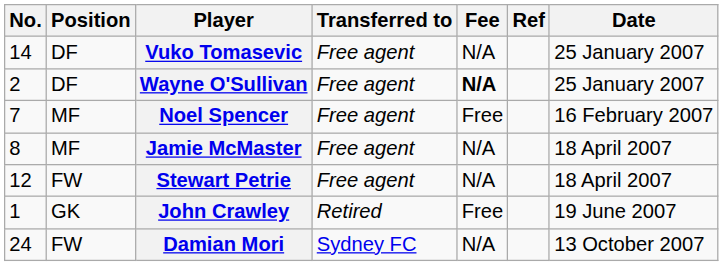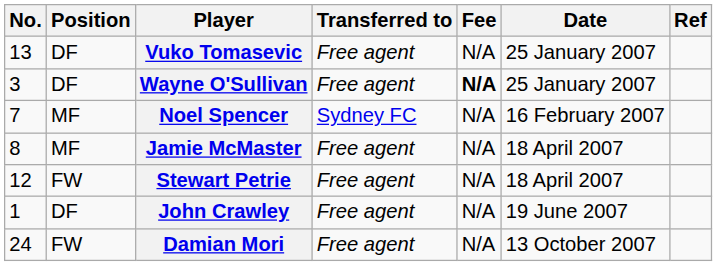columns swapped: (634, 20) <-> (529, 20)
(20, 52) 14 -> (20, 52) 13
(15, 84) 2 -> (15, 84) 3
(366, 116) Free agent -> (367, 116) Sydney FC
(482, 116) Free -> (478, 116) N/A
(66, 212) GK -> (64, 212) DF
(349, 212) Retired -> (366, 212) Free agent
(482, 212) Free -> (478, 212) N/A
(367, 244) Sydney FC -> (366, 244) Free agent
